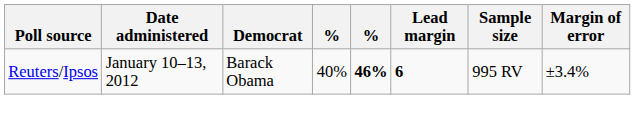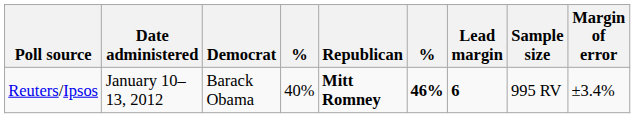+ column: (363, 54)
